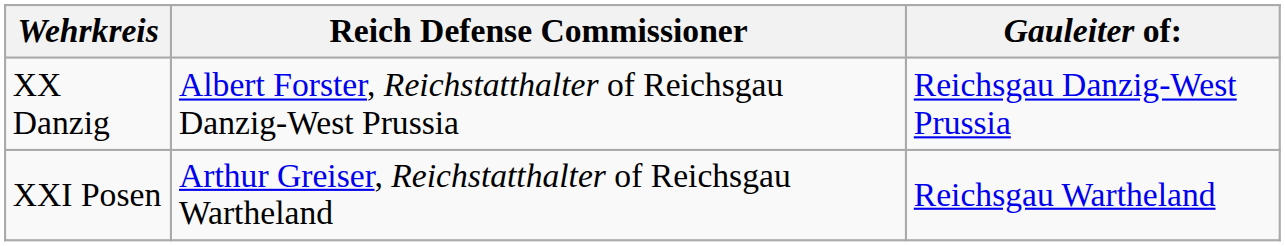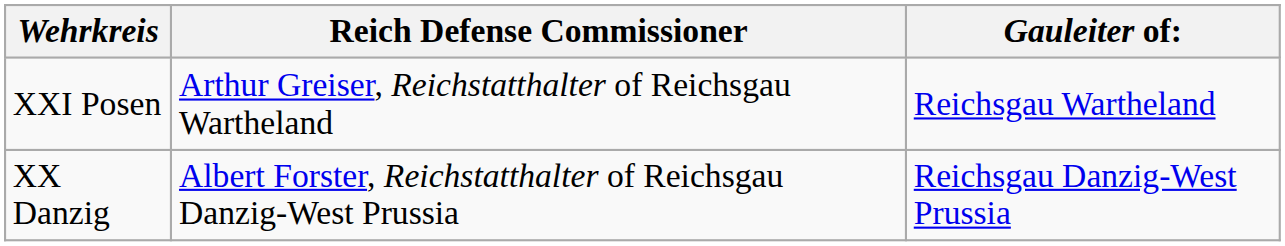rows swapped: (61, 103) <-> (87, 194)
